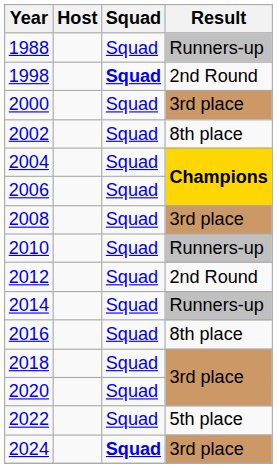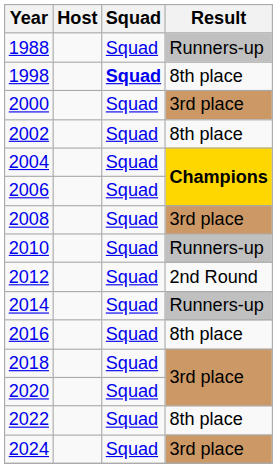(214, 76) 2nd Round -> (206, 76) 8th place
(206, 420) 5th place -> (206, 420) 8th place
(133, 448) bold -> (132, 448) normal
